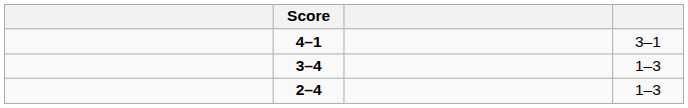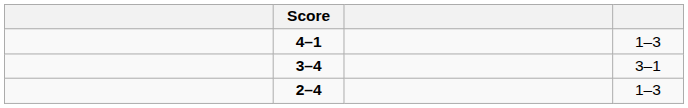(648, 41) 3–1 -> (648, 41) 1–3
(648, 66) 1–3 -> (648, 66) 3–1
